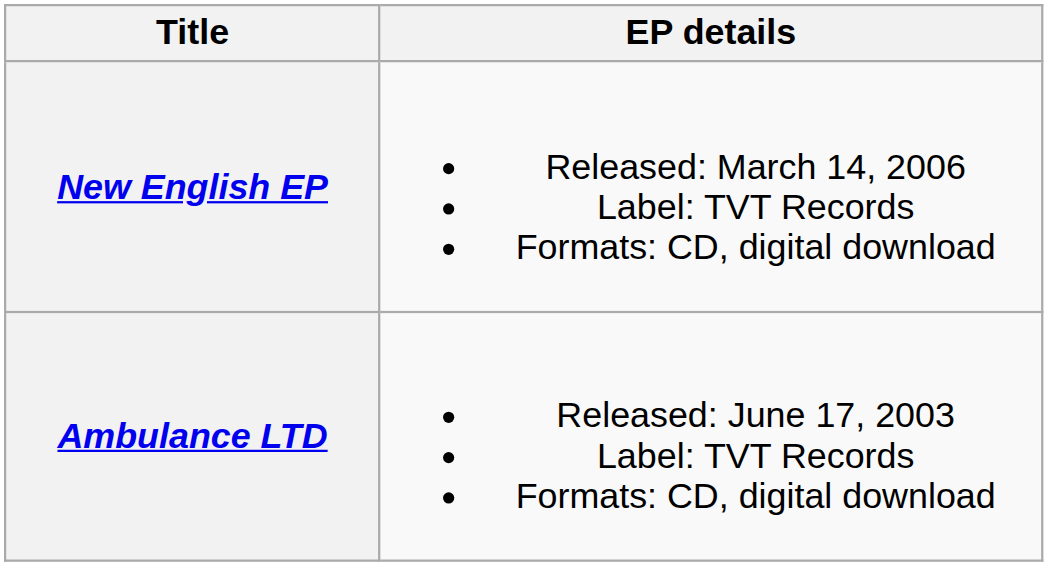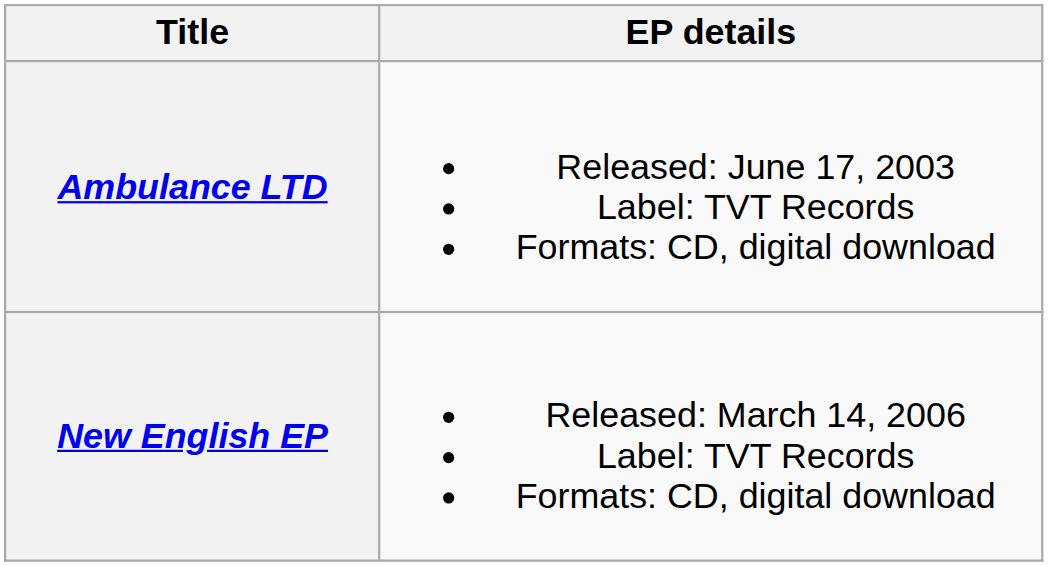rows swapped: (193, 435) <-> (193, 186)
